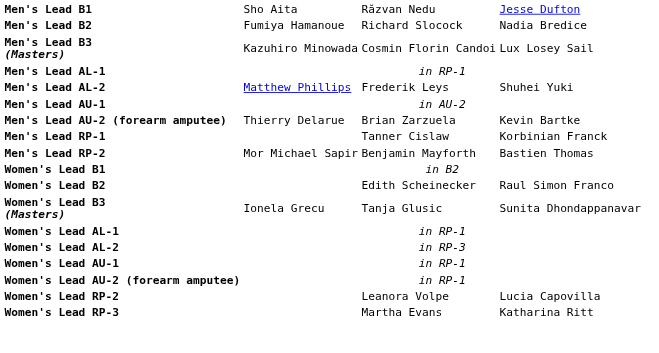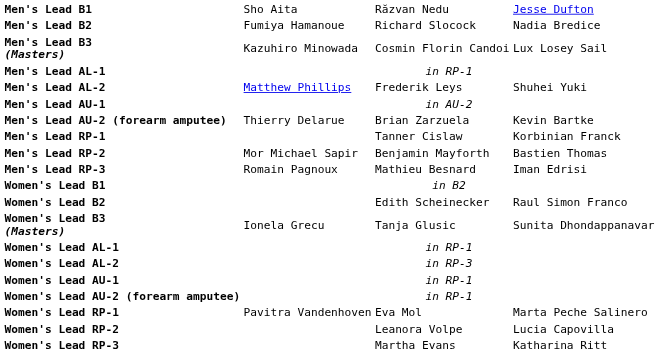+ row: (55, 169)
+ row: (62, 313)
